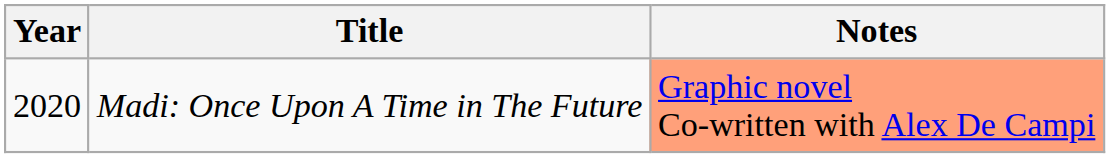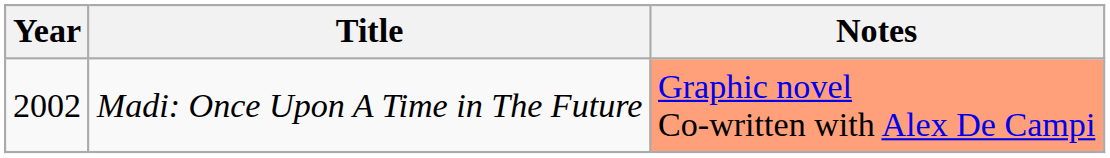(47, 104) 2020 -> (47, 104) 2002
